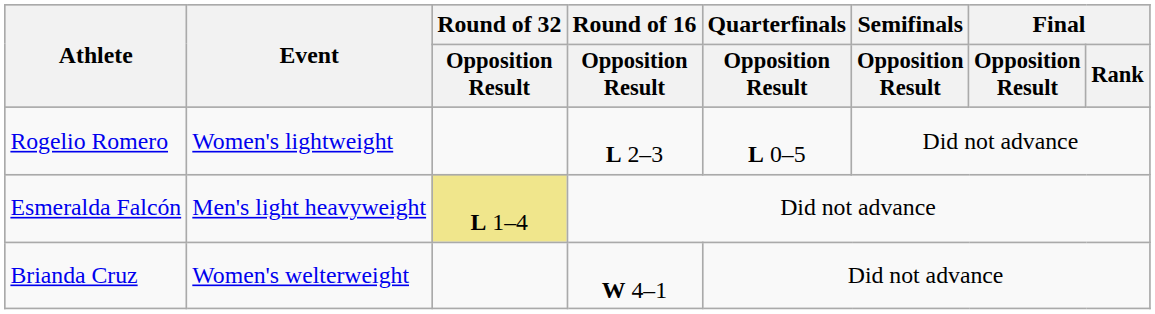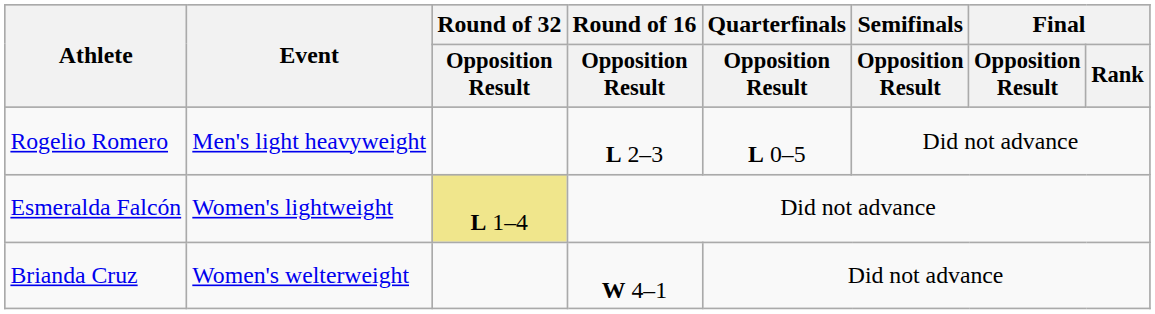(293, 141) Women's lightweight -> (309, 141) Men's light heavyweight
(309, 208) Men's light heavyweight -> (293, 208) Women's lightweight
